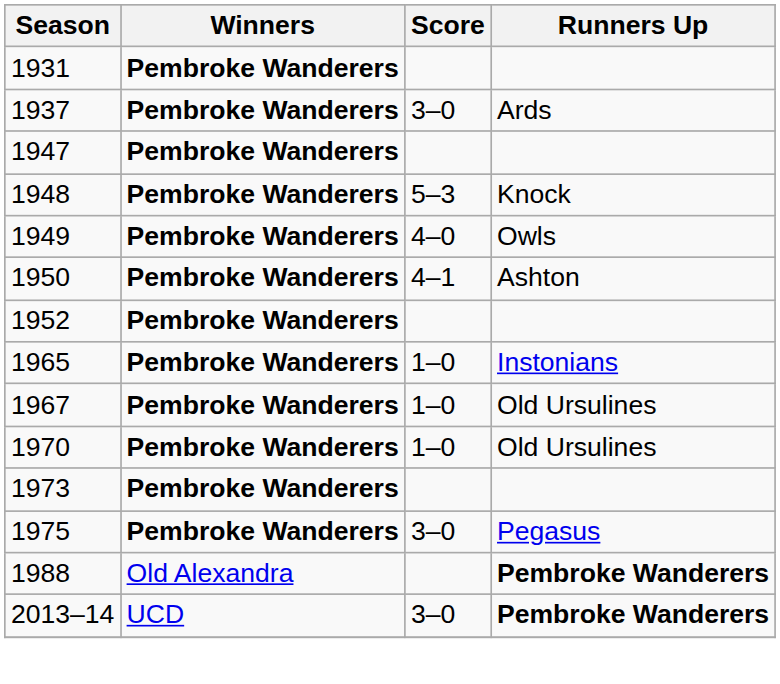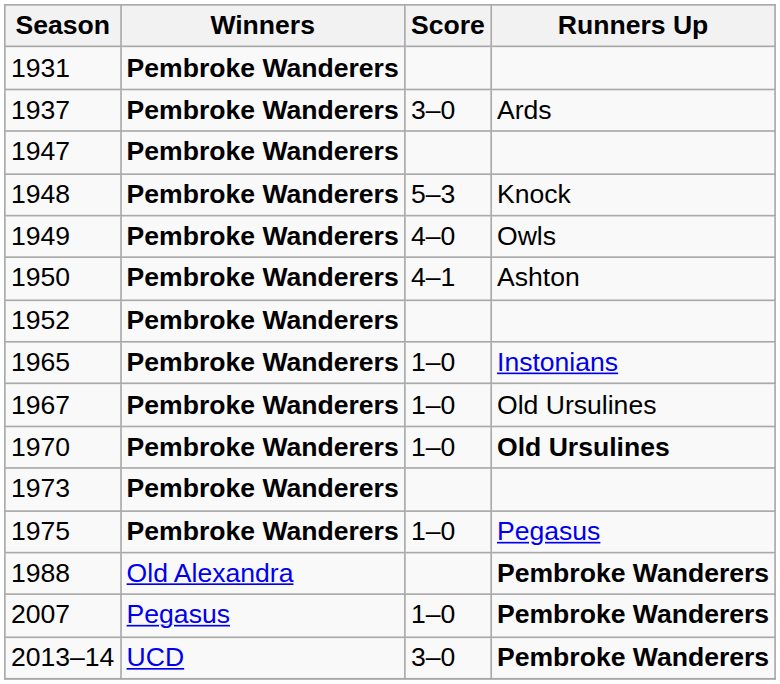(577, 446) normal -> (583, 446) bold
(433, 531) 3–0 -> (433, 531) 1–0
+ row: (40, 615)
